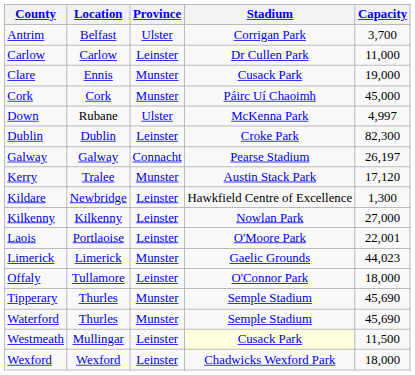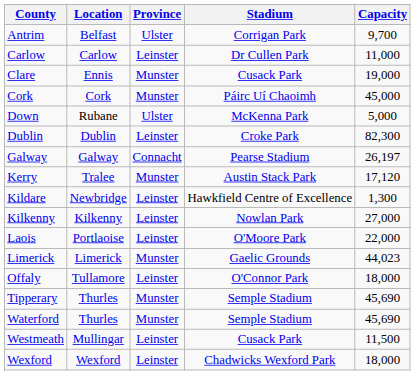(383, 34) 3,700 -> (383, 34) 9,700
(383, 116) 4,997 -> (383, 116) 5,000
(383, 237) 22,001 -> (383, 237) 22,000
(270, 339) lightyellow background -> (270, 339) no background
